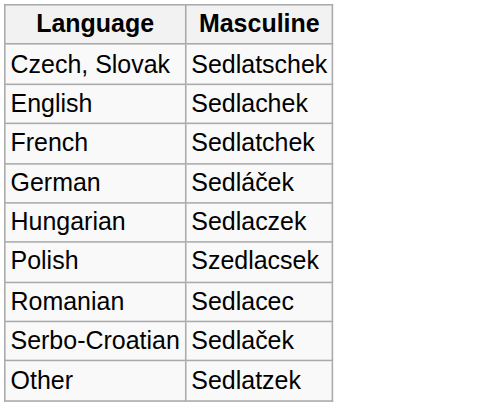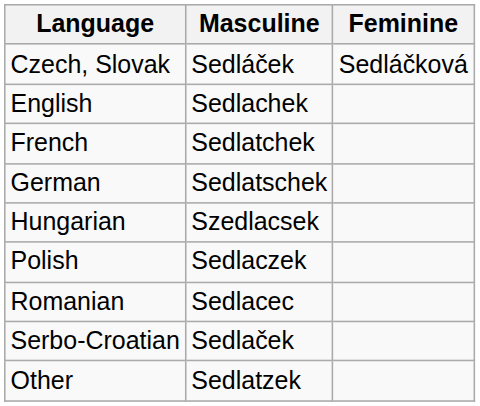+ column: (403, 24)
(259, 63) Sedlatschek -> (243, 63) Sedláček
(243, 182) Sedláček -> (259, 182) Sedlatschek
(249, 222) Sedlaczek -> (255, 222) Szedlacsek
(255, 261) Szedlacsek -> (249, 261) Sedlaczek
